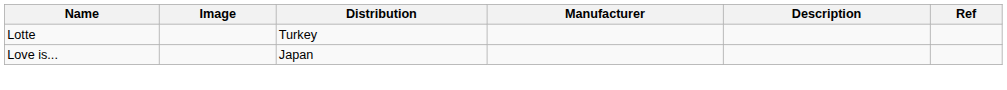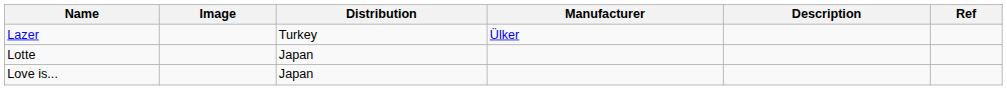+ row: (23, 34)
(298, 34) Turkey -> (296, 54) Japan
